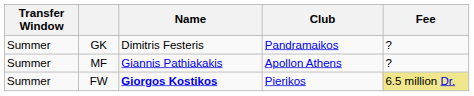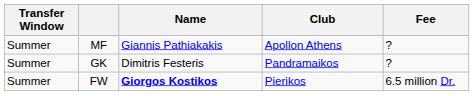rows swapped: (99, 44) <-> (99, 63)
(420, 81) khaki background -> (420, 81) no background
